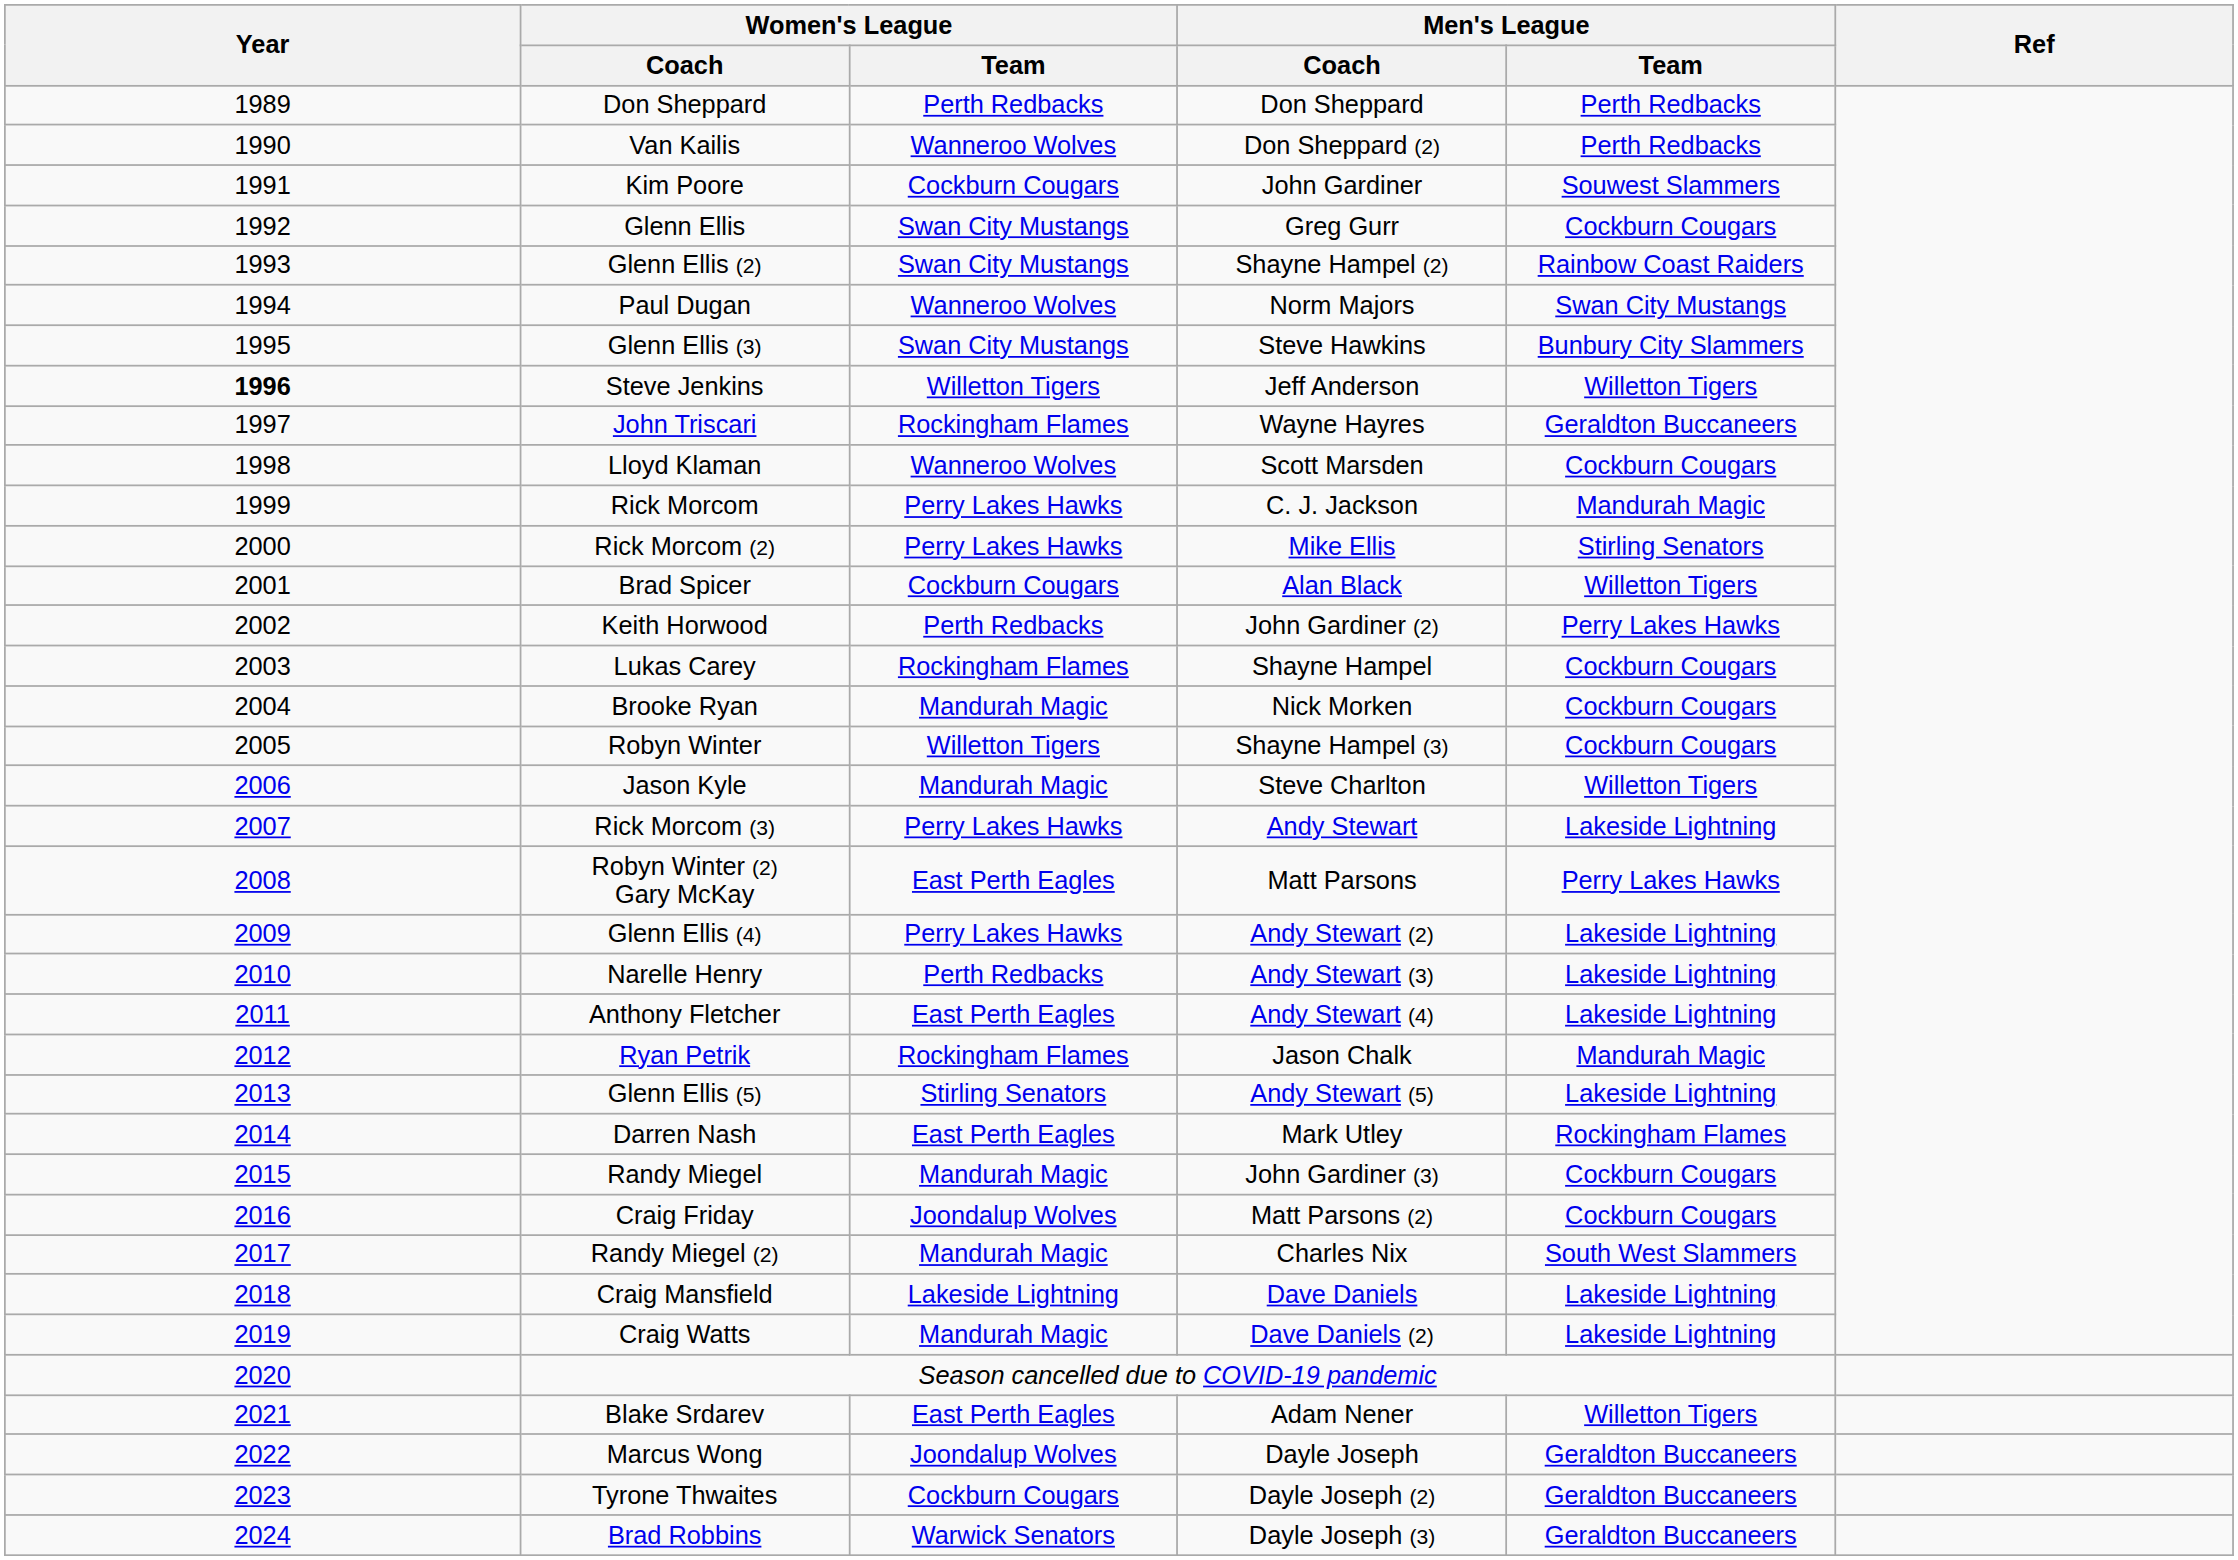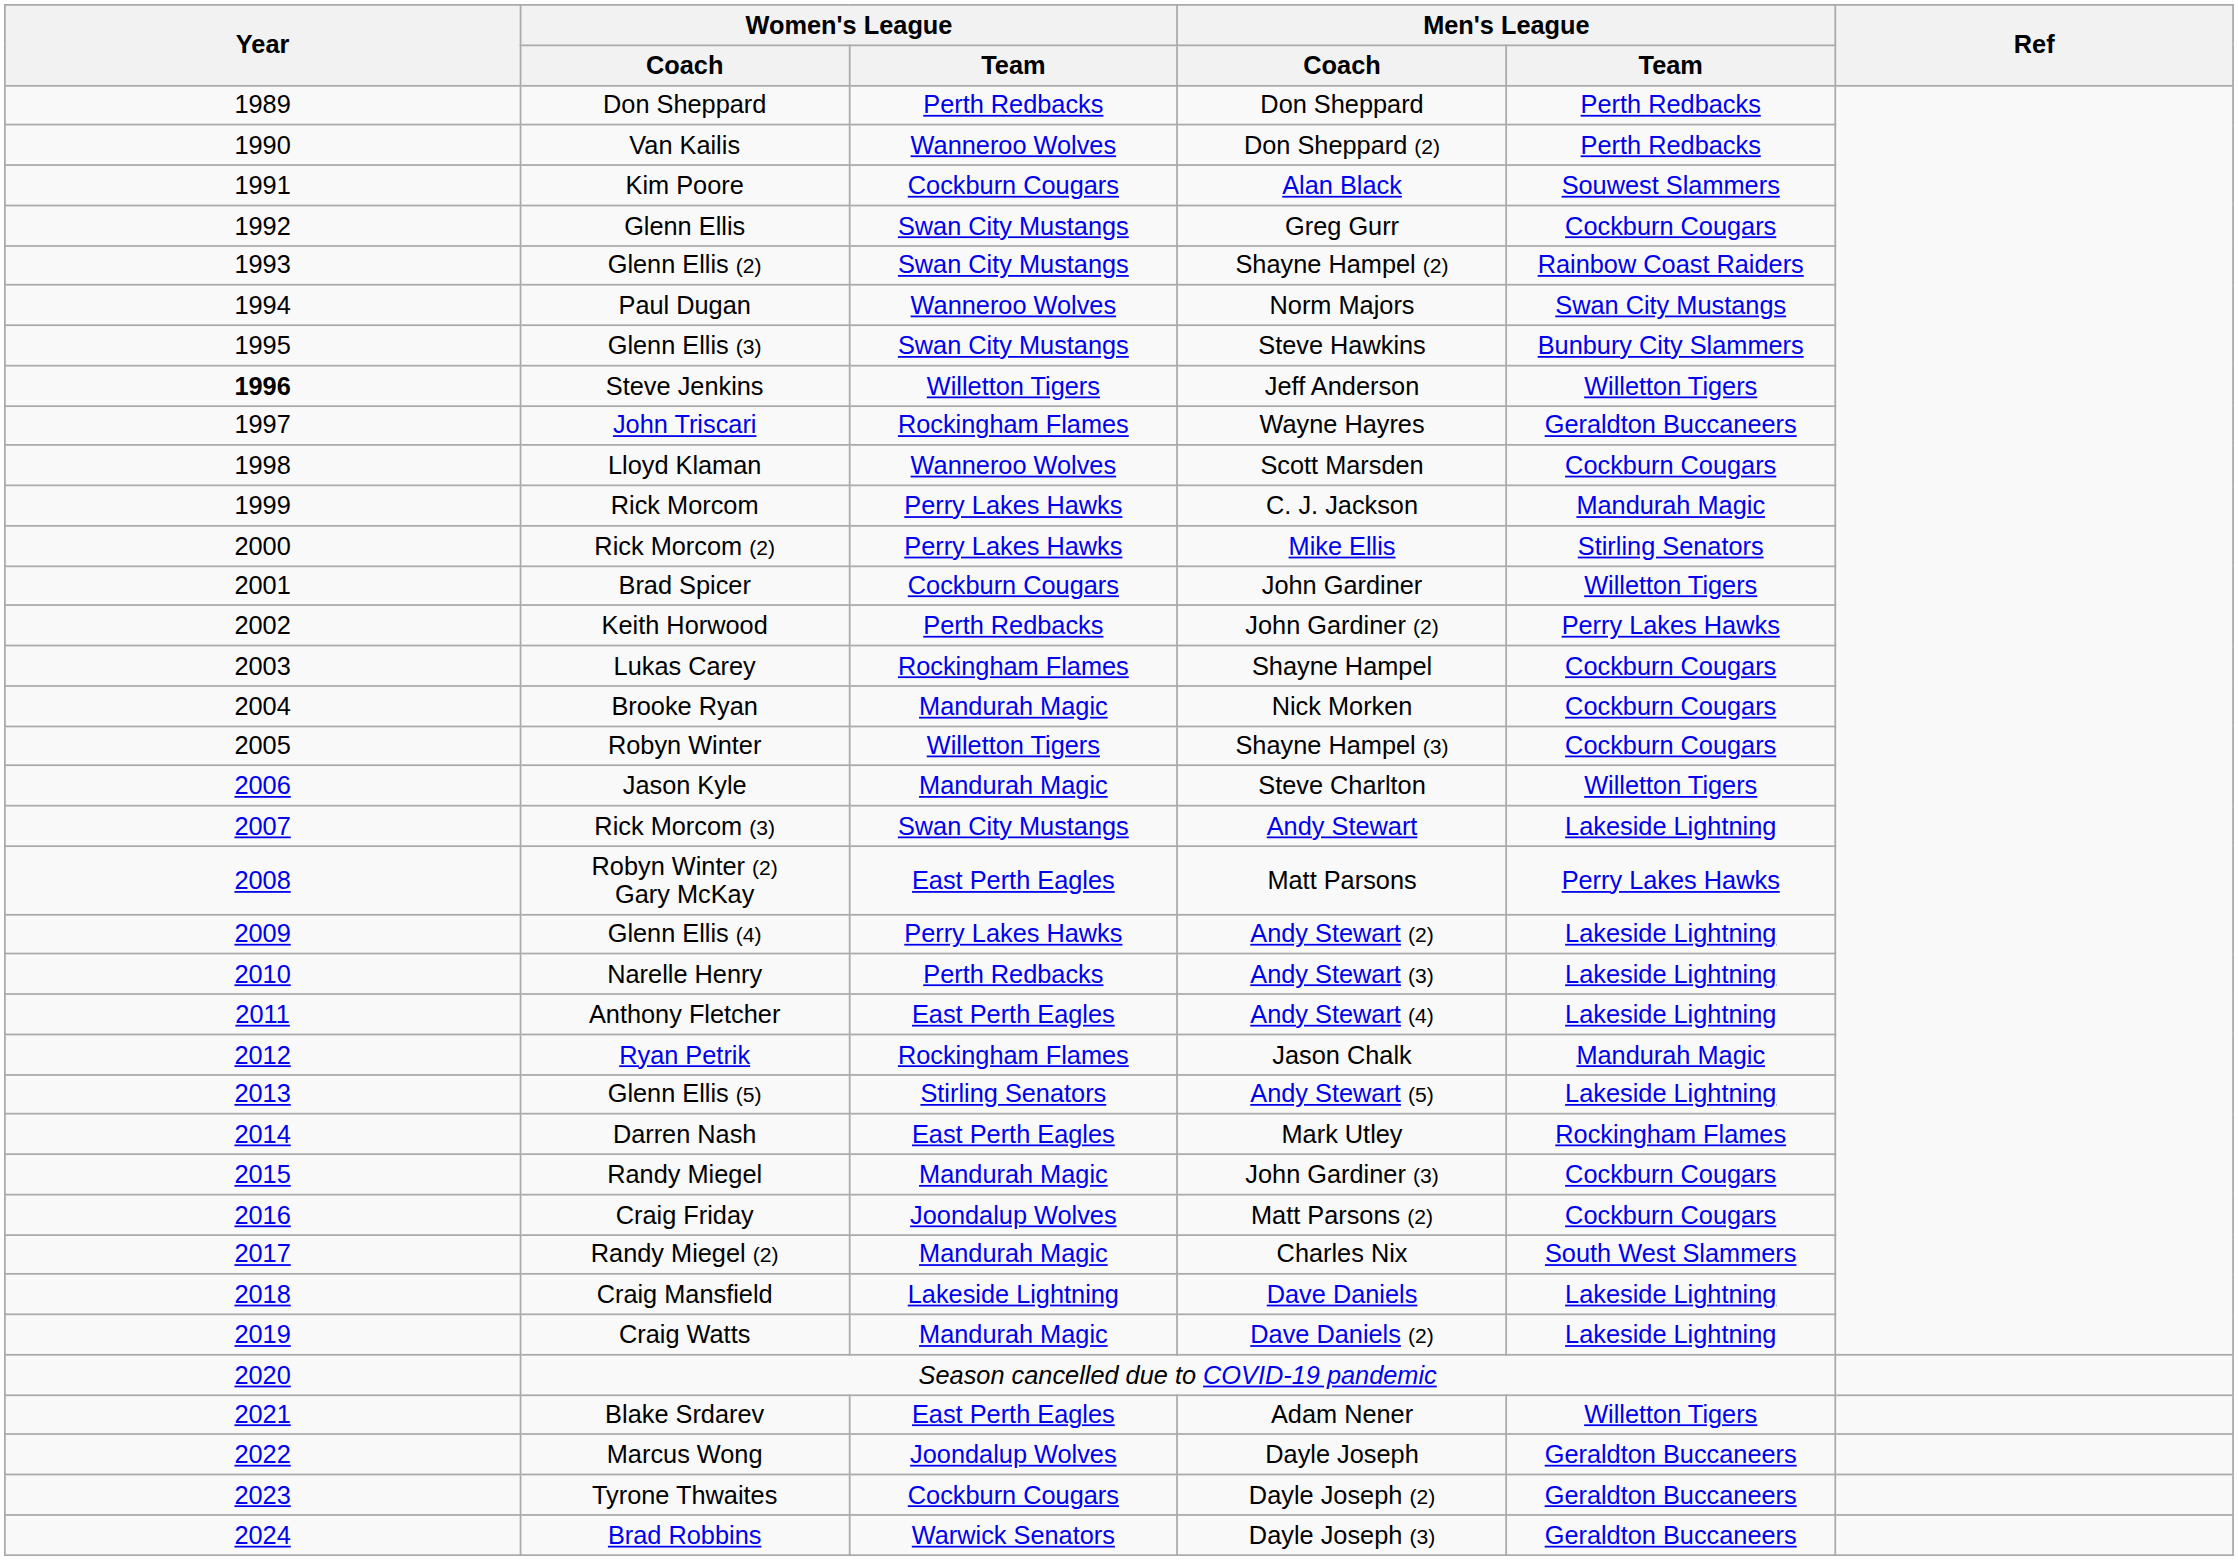(1342, 185) John Gardiner -> (1342, 185) Alan Black
(1342, 586) Alan Black -> (1342, 586) John Gardiner
(1013, 826) Perry Lakes Hawks -> (1013, 826) Swan City Mustangs
